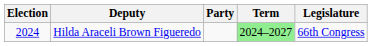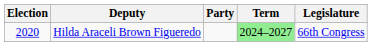(27, 32) 2024 -> (27, 32) 2020
